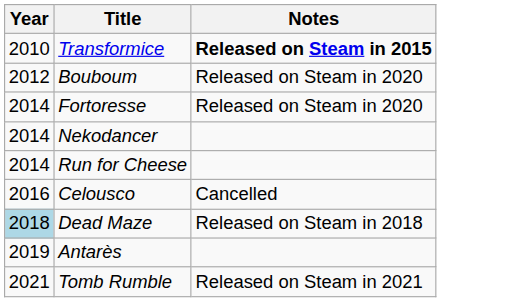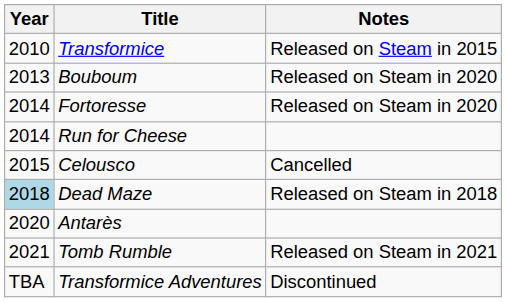(314, 48) bold -> (384, 48) normal
(29, 77) 2012 -> (29, 77) 2013
- row: (108, 135)
(29, 194) 2016 -> (29, 164) 2015
(29, 252) 2019 -> (29, 223) 2020
+ row: (160, 281)
